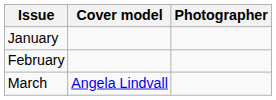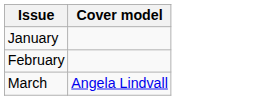- column: (221, 15)
